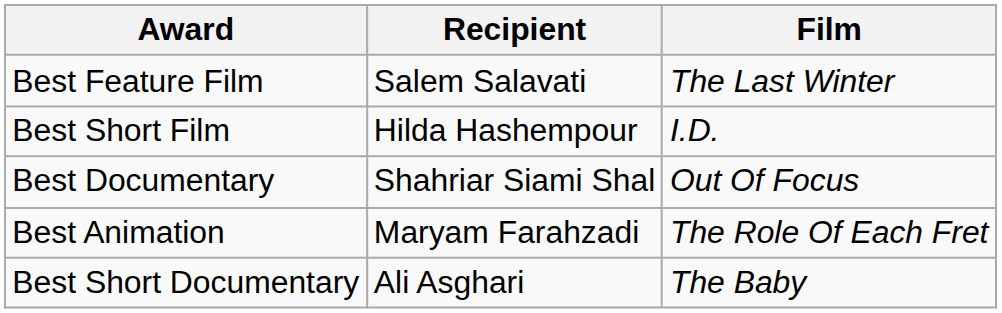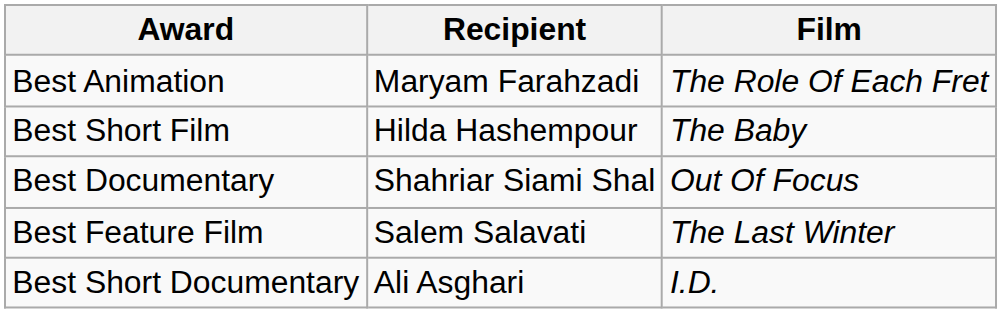rows swapped: (138, 80) <-> (119, 231)
(695, 130) I.D. -> (738, 130) The Baby
(738, 282) The Baby -> (695, 282) I.D.
